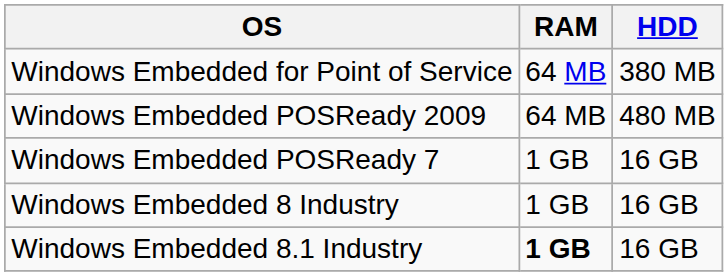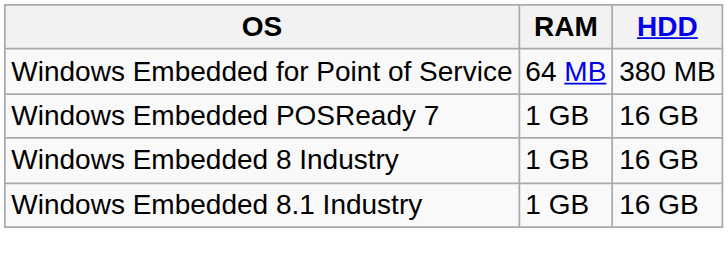- row: (249, 115)
(558, 248) bold -> (557, 204) normal
